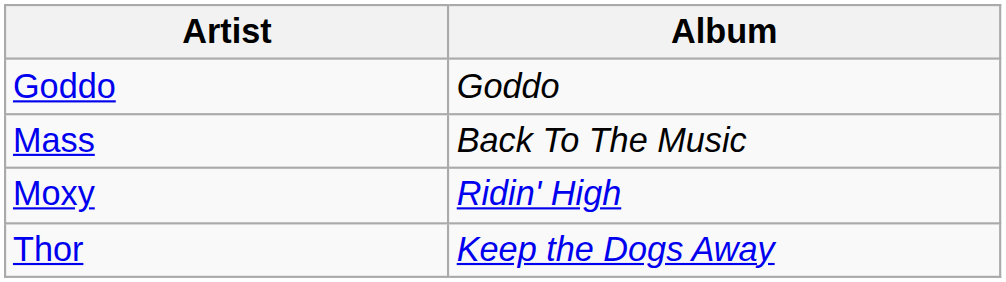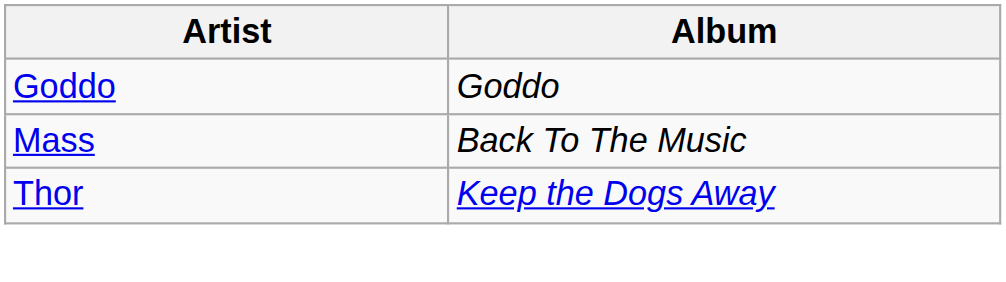- row: (54, 194)
